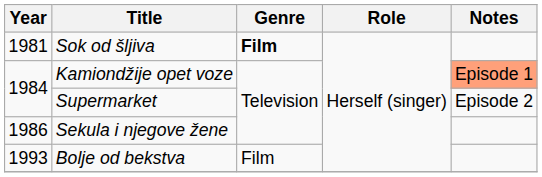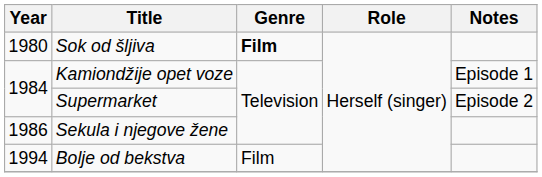(28, 46) 1981 -> (28, 46) 1980
(494, 74) lightsalmon background -> (494, 74) no background
(28, 158) 1993 -> (28, 158) 1994
